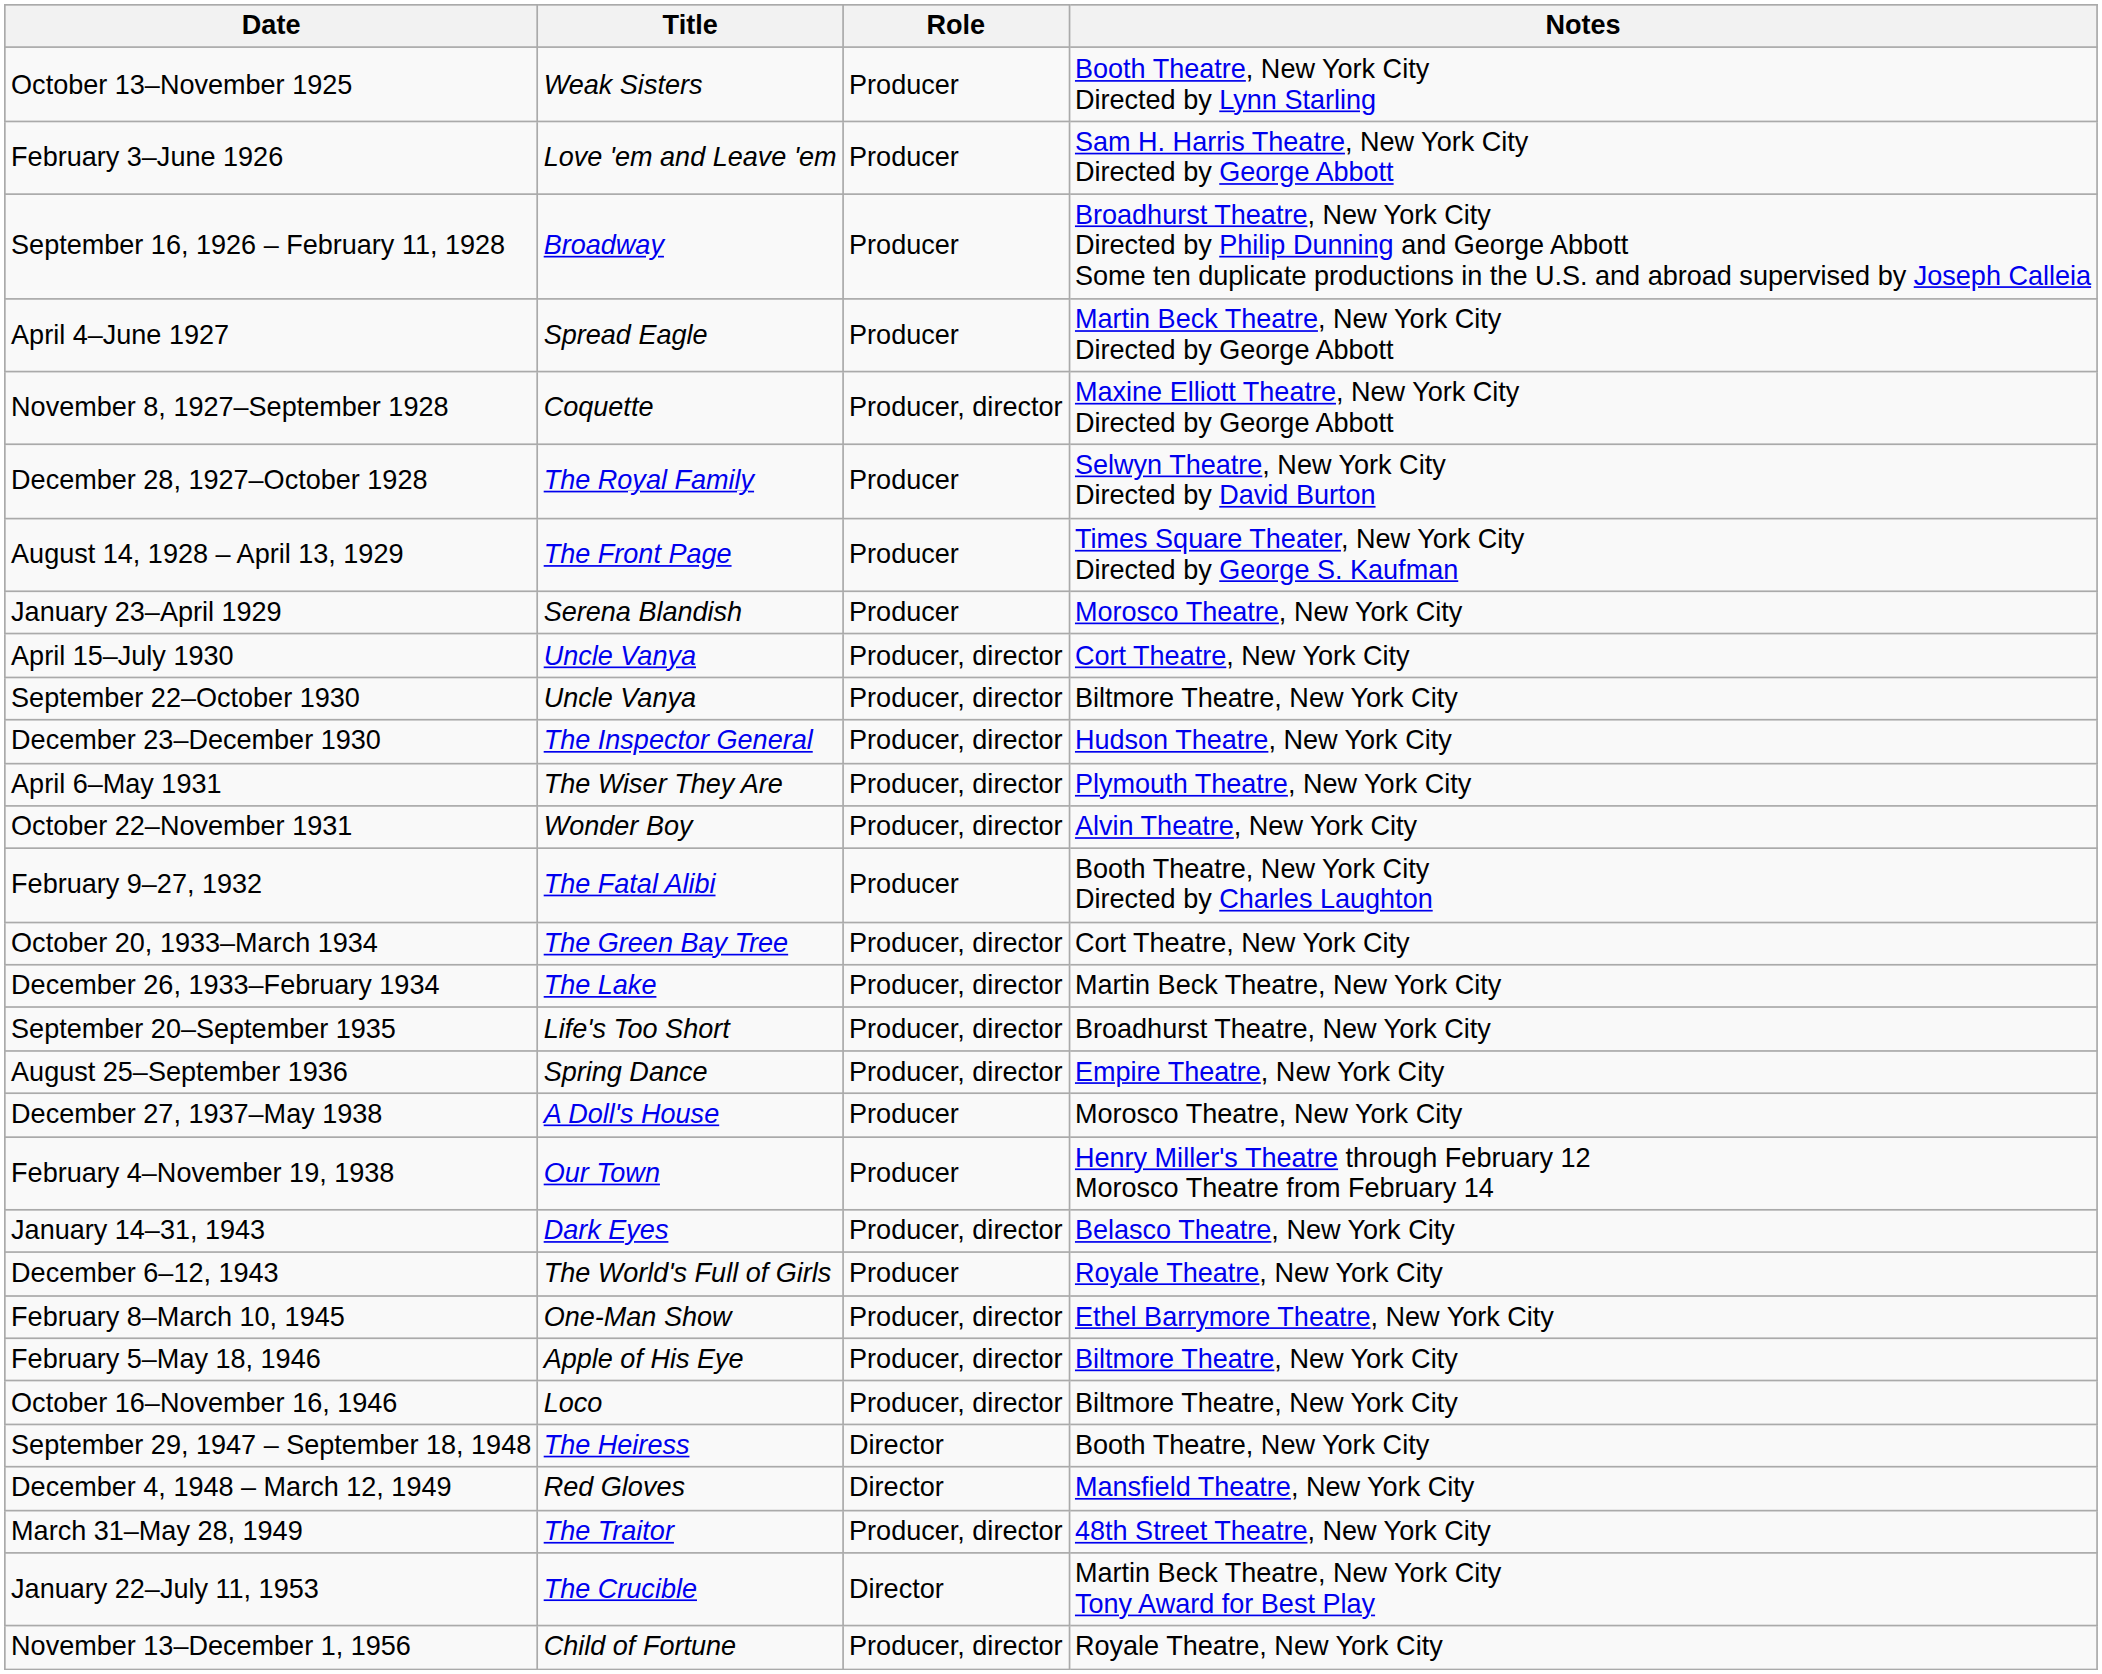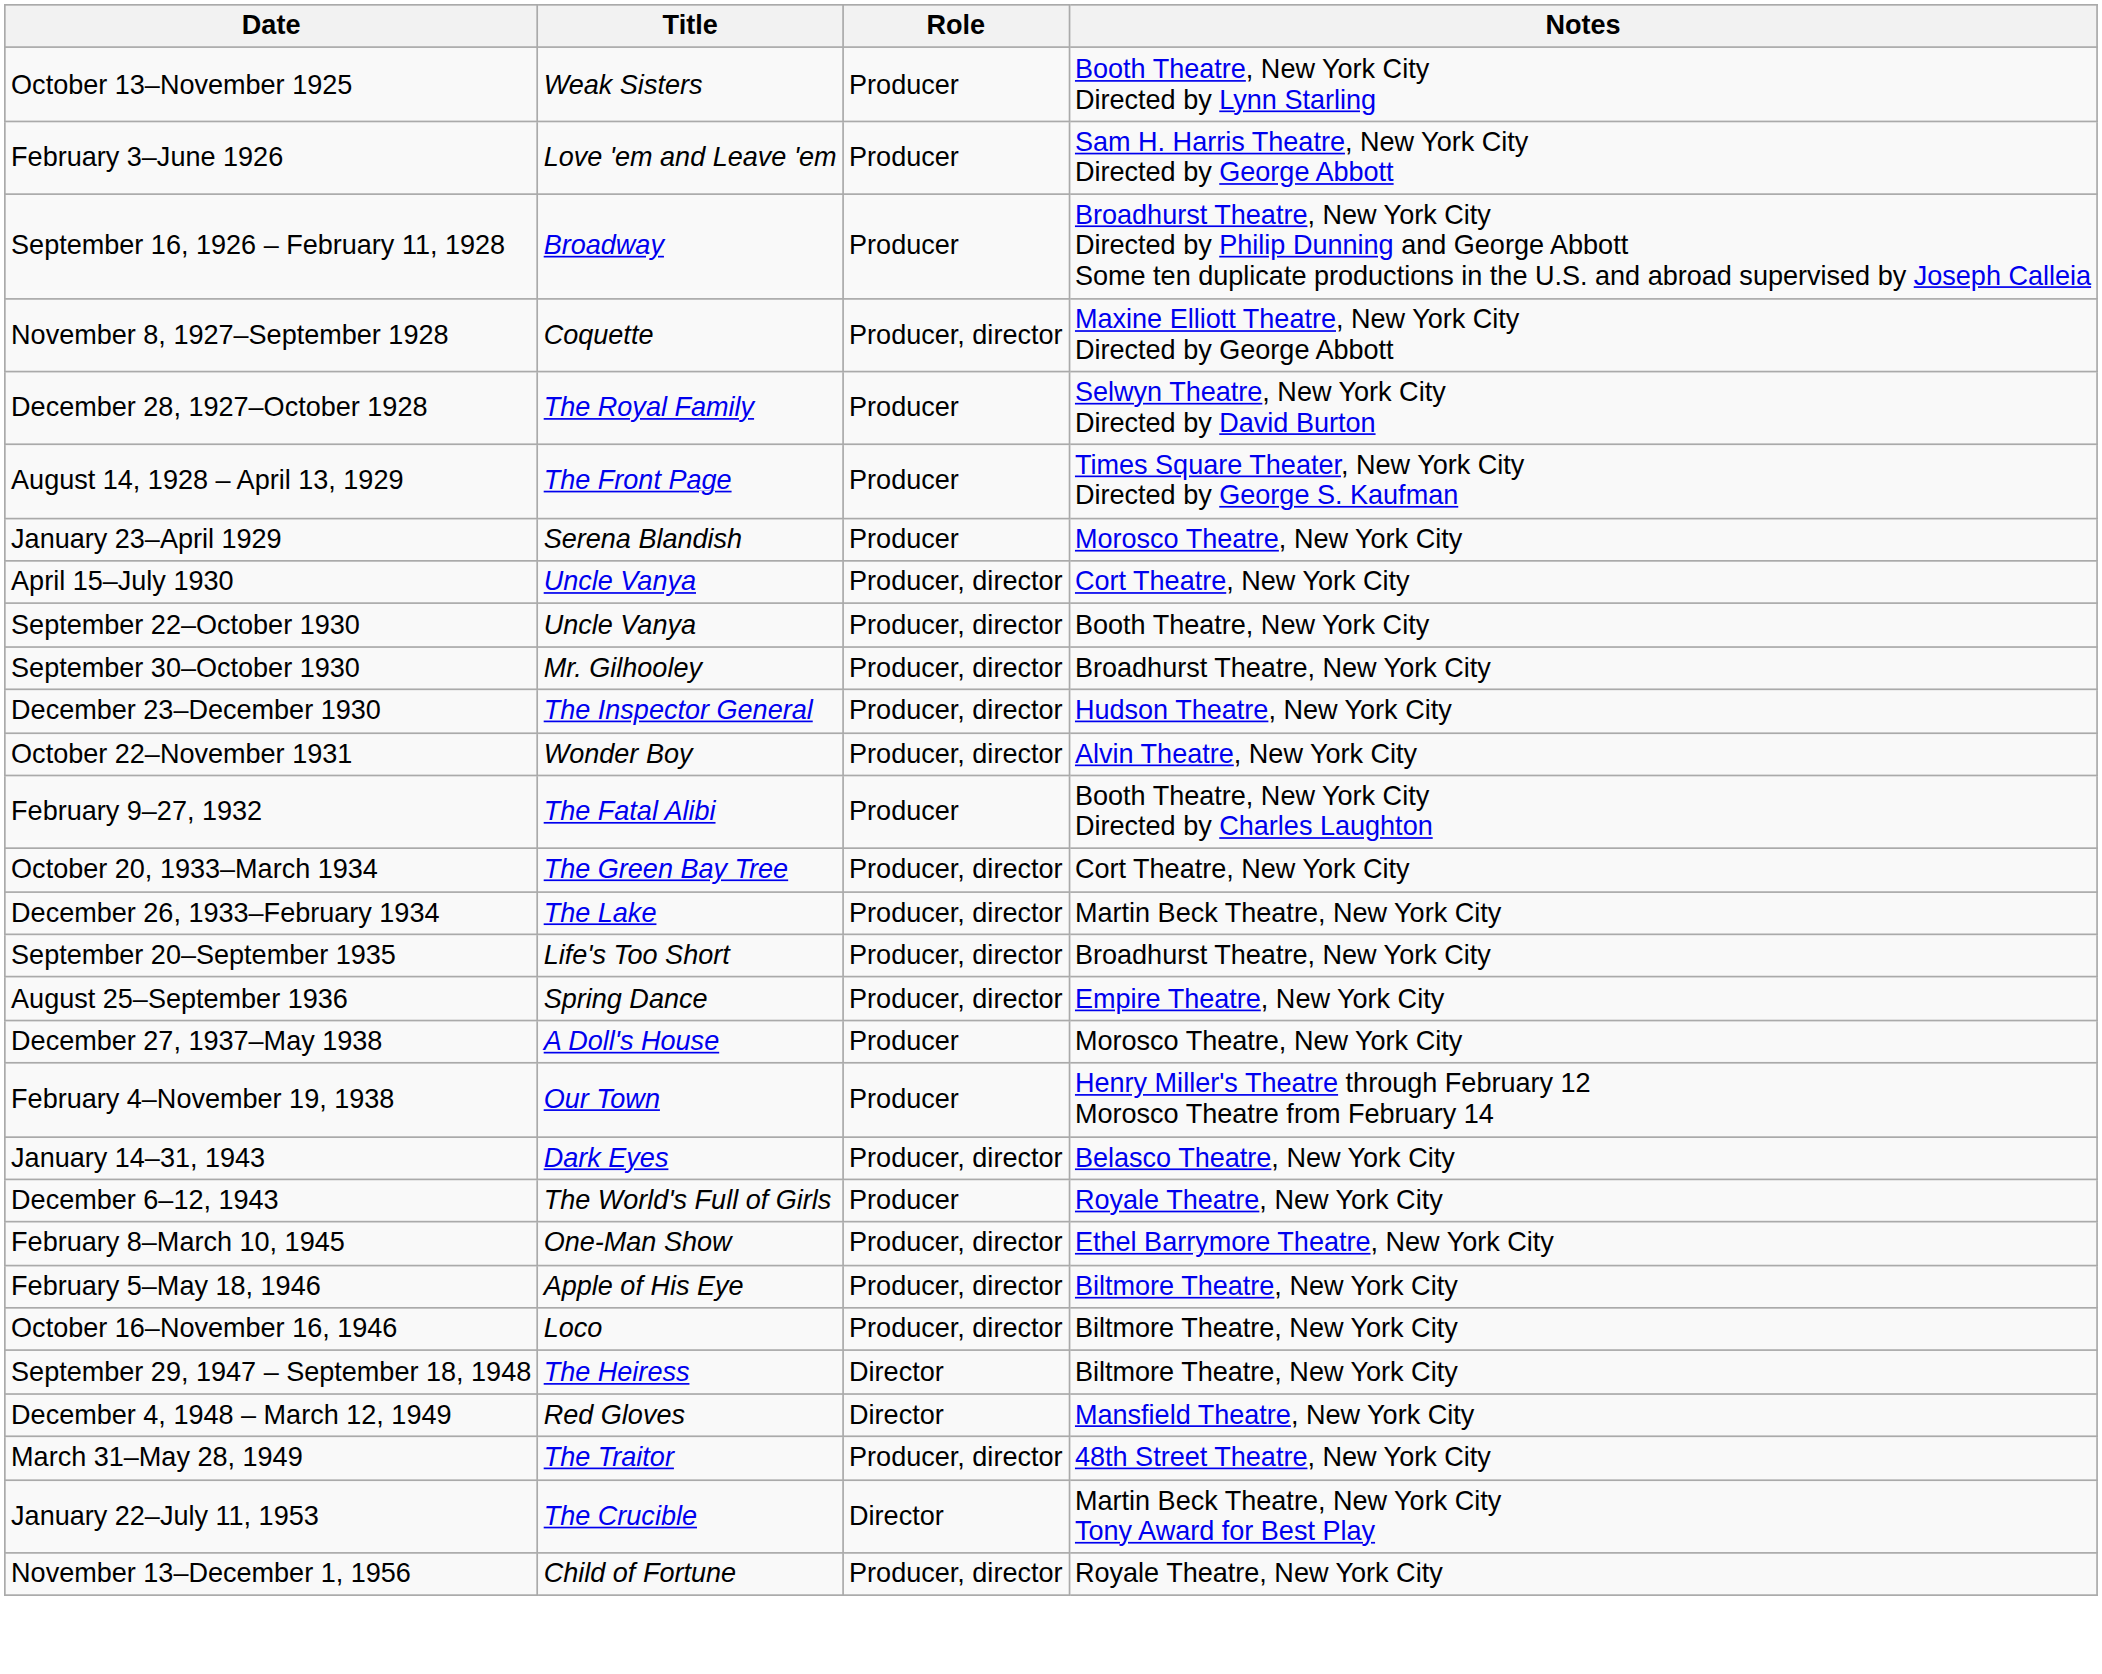- row: (120, 334)
(1266, 698) Biltmore Theatre, New York City -> (1252, 624) Booth Theatre, New York City
+ row: (185, 667)
- row: (116, 783)
(1252, 1445) Booth Theatre, New York City -> (1266, 1371) Biltmore Theatre, New York City
